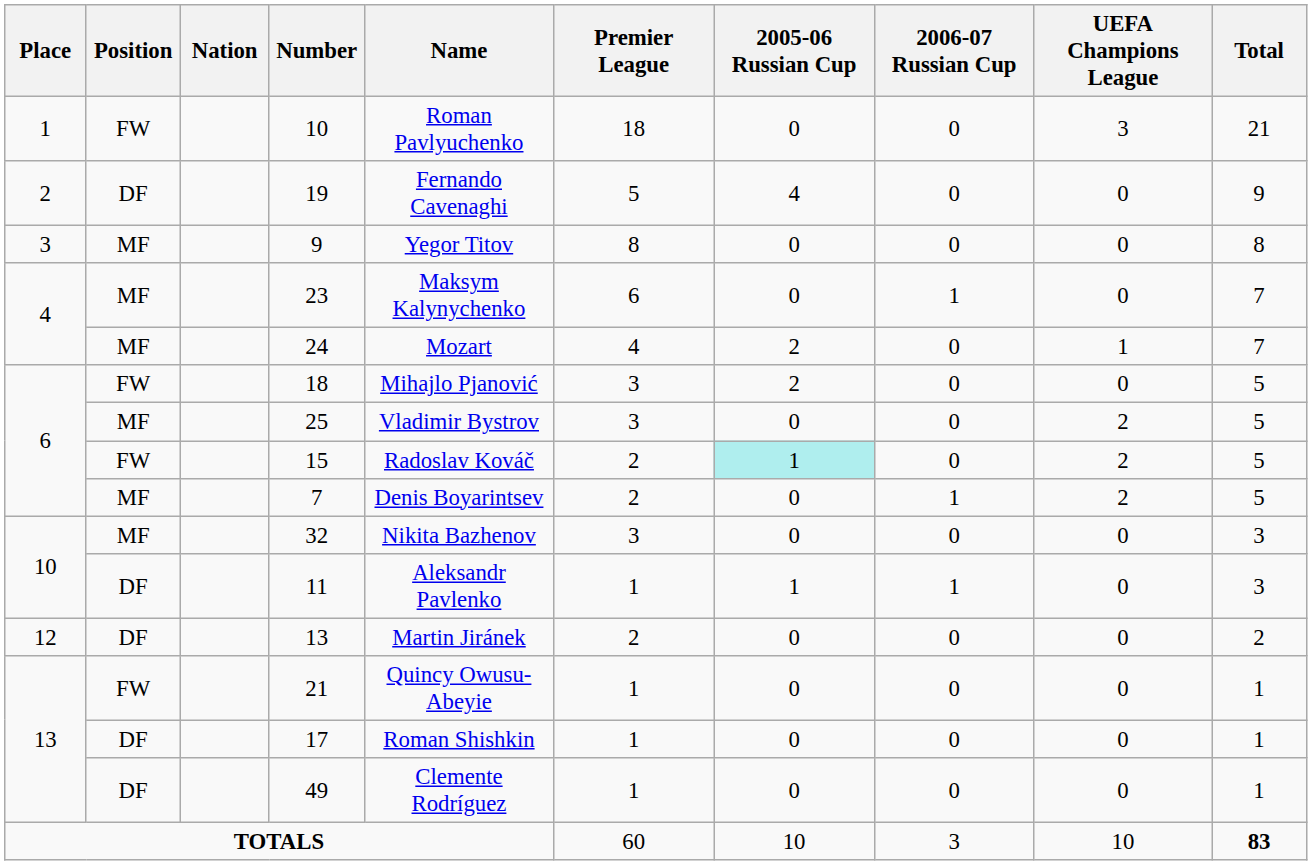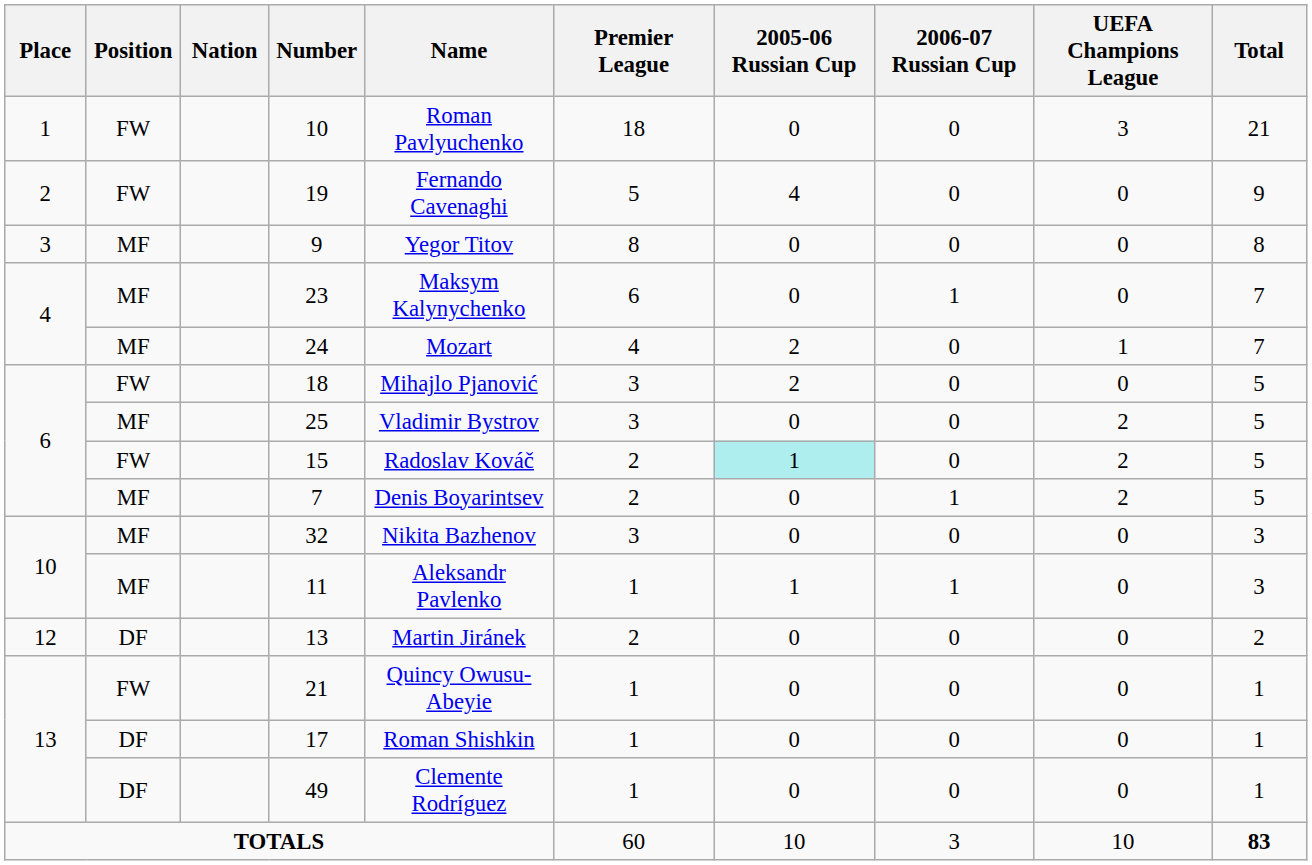(133, 193) DF -> (133, 193) FW
(133, 585) DF -> (133, 585) MF
